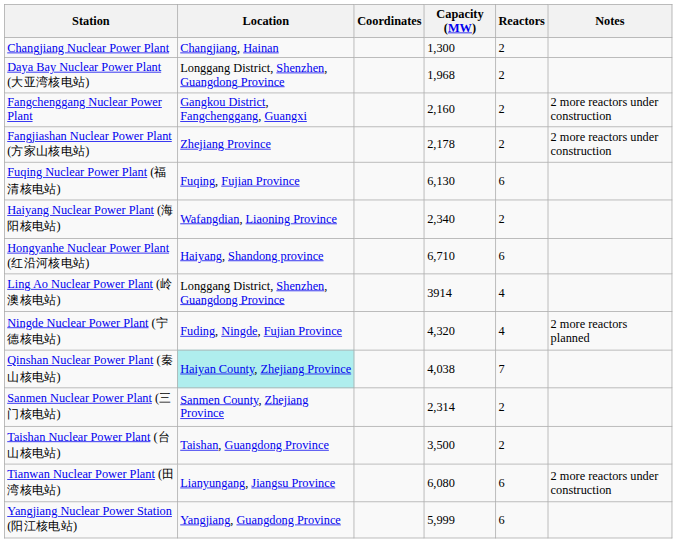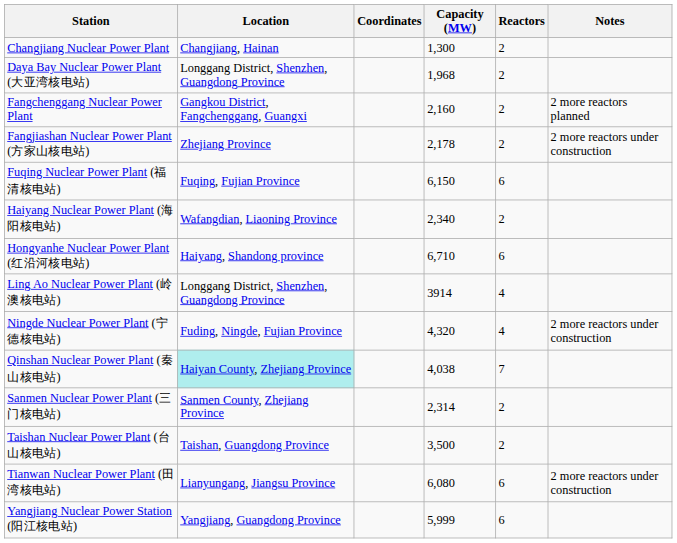(604, 109) 2 more reactors under construction -> (589, 109) 2 more reactors planned
(441, 181) 6,130 -> (441, 181) 6,150
(589, 331) 2 more reactors planned -> (604, 331) 2 more reactors under construction
